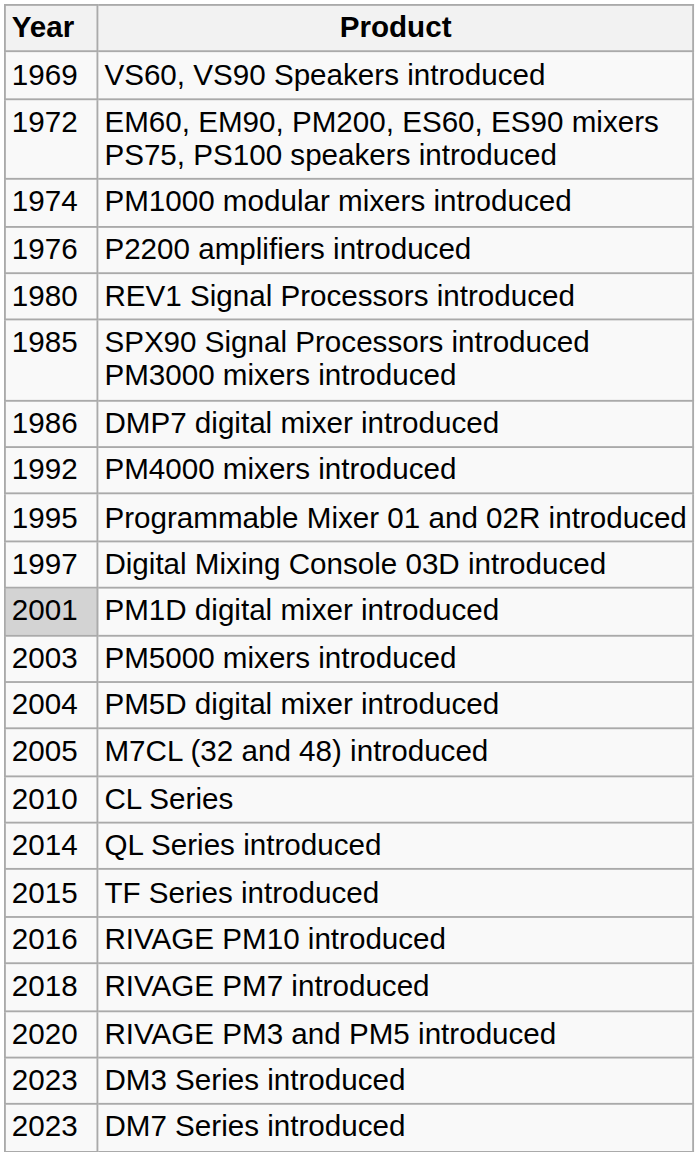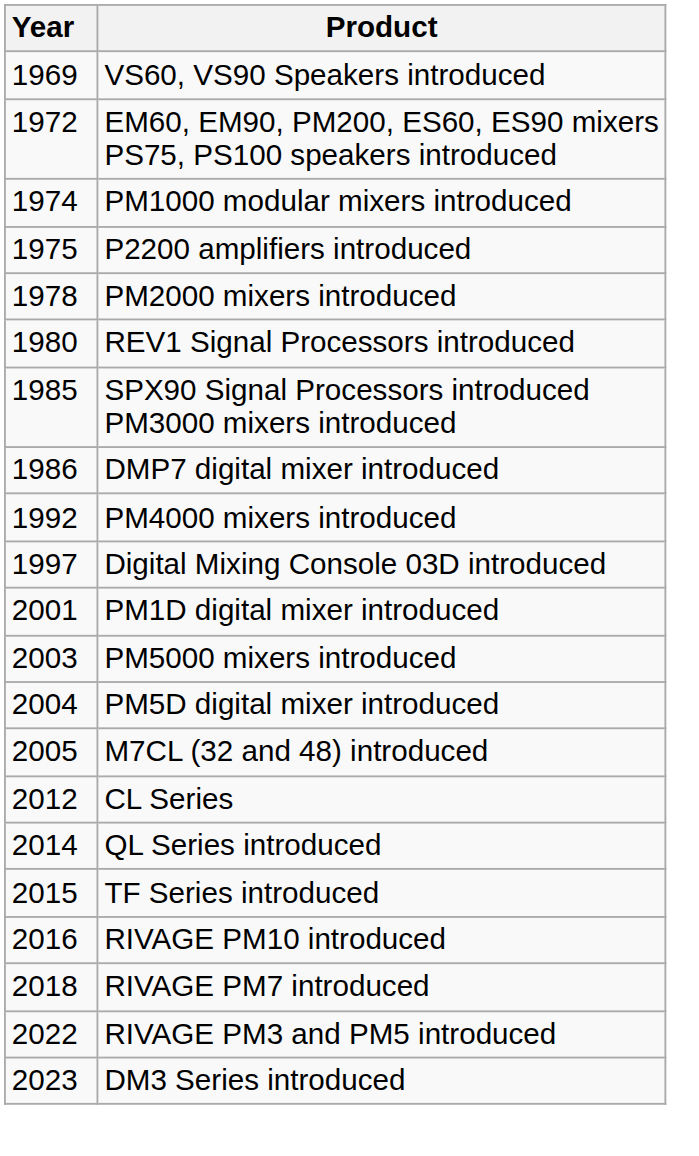(45, 249) 1976 -> (45, 249) 1975
+ row: (280, 295)
- row: (396, 517)
(45, 610) lightgrey background -> (45, 610) no background
(45, 798) 2010 -> (45, 798) 2012
(45, 1033) 2020 -> (45, 1033) 2022
- row: (255, 1127)
